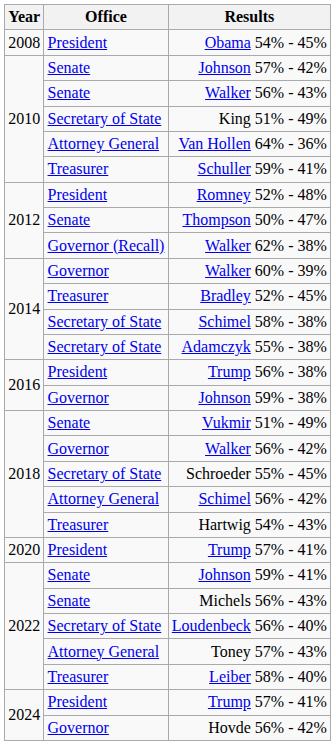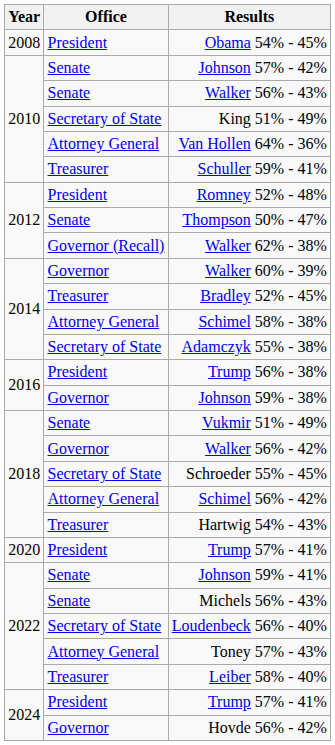(104, 321) Secretary of State -> (103, 321) Attorney General
